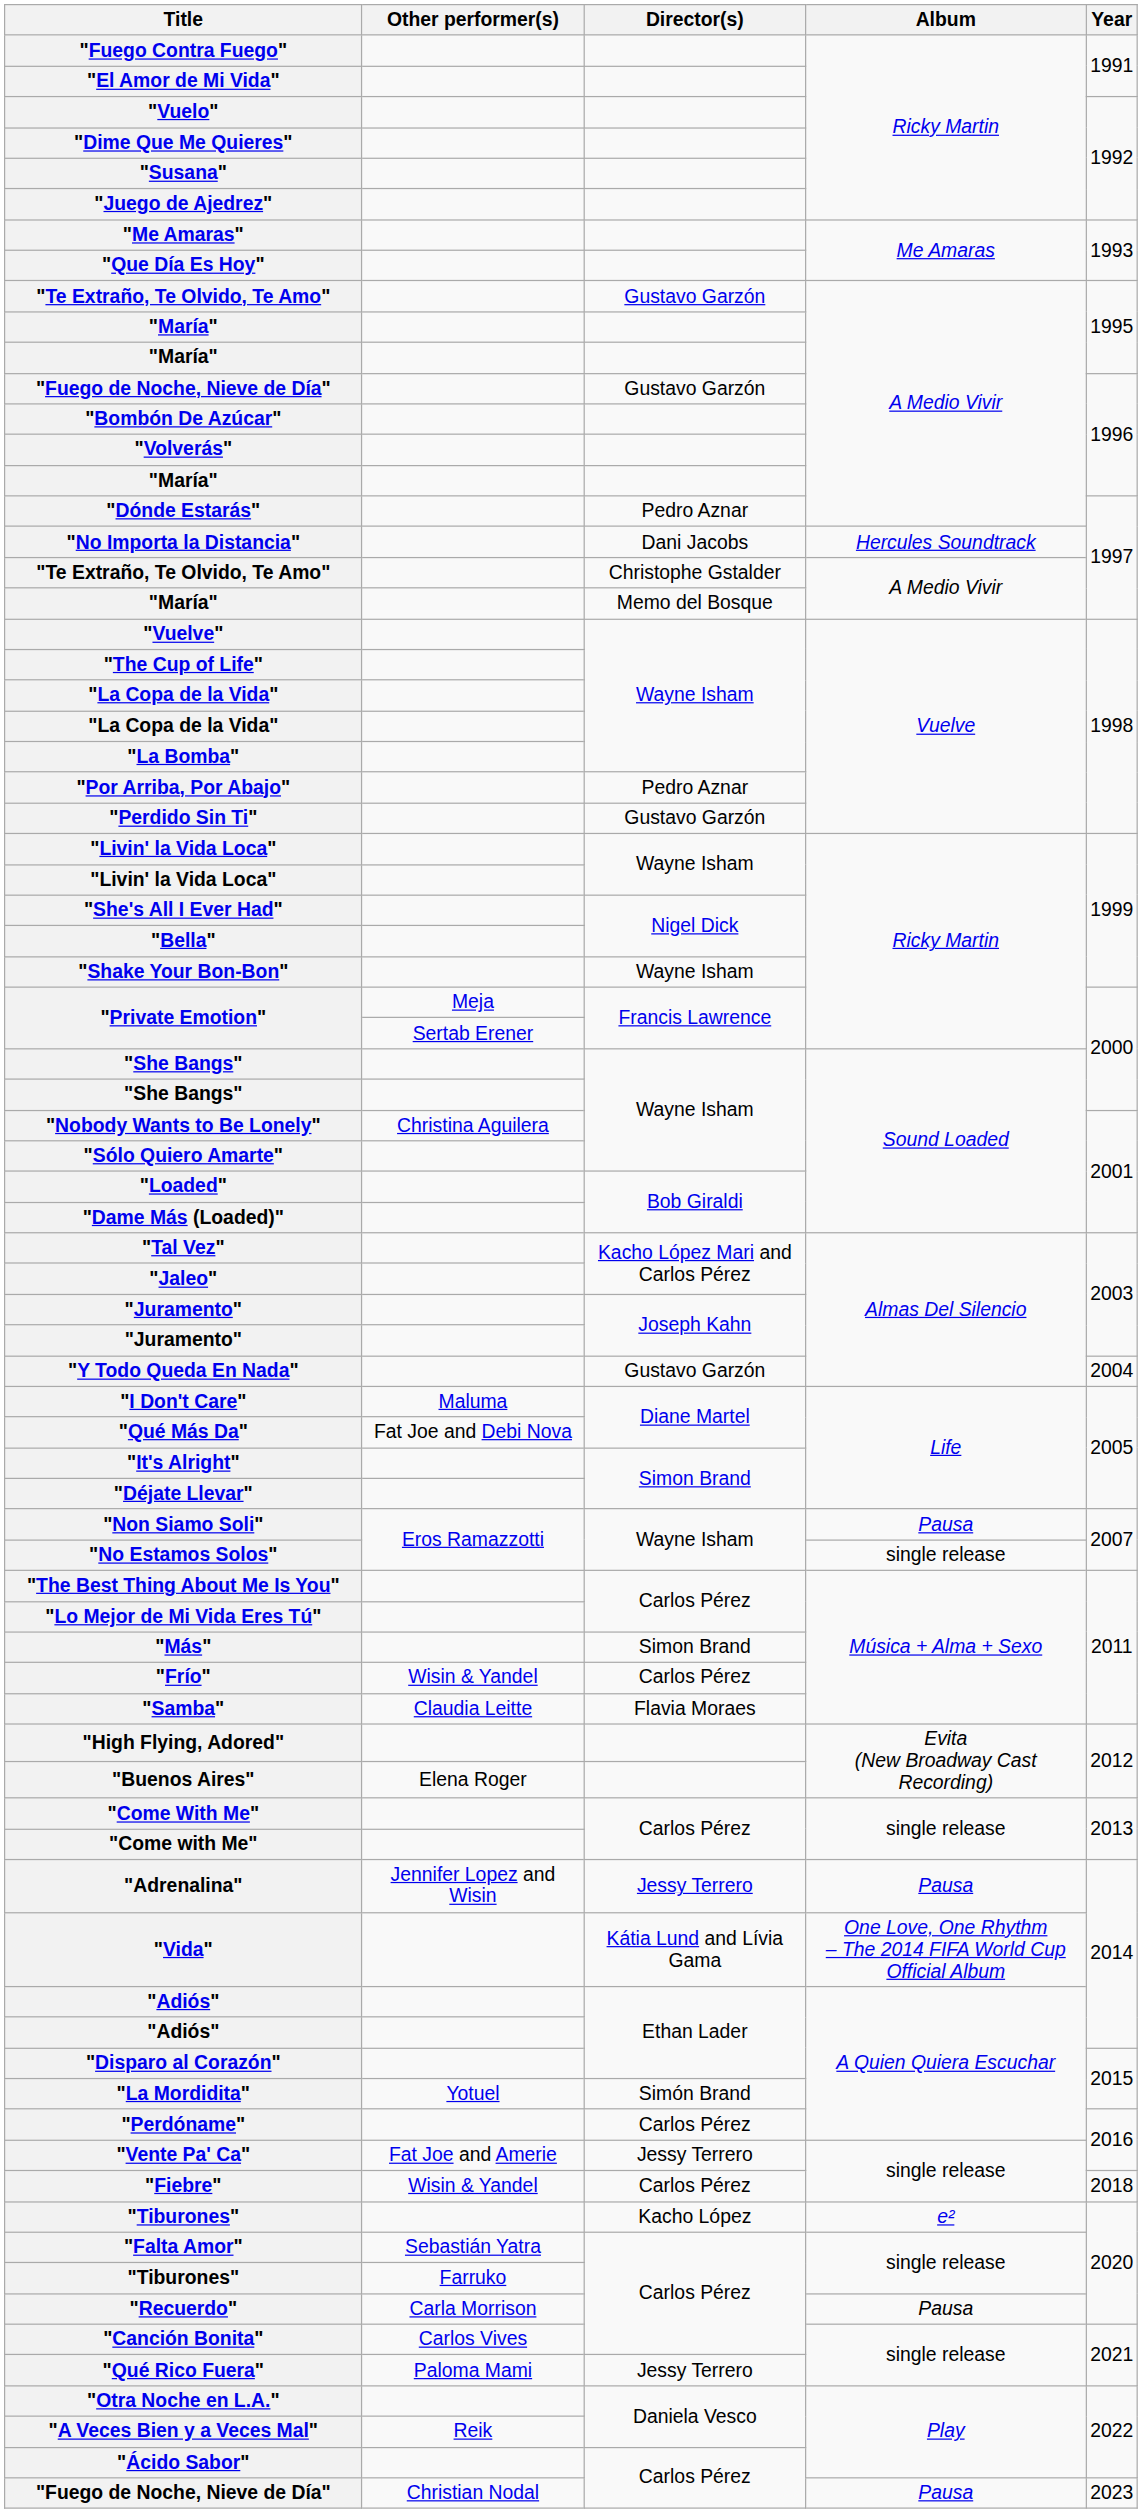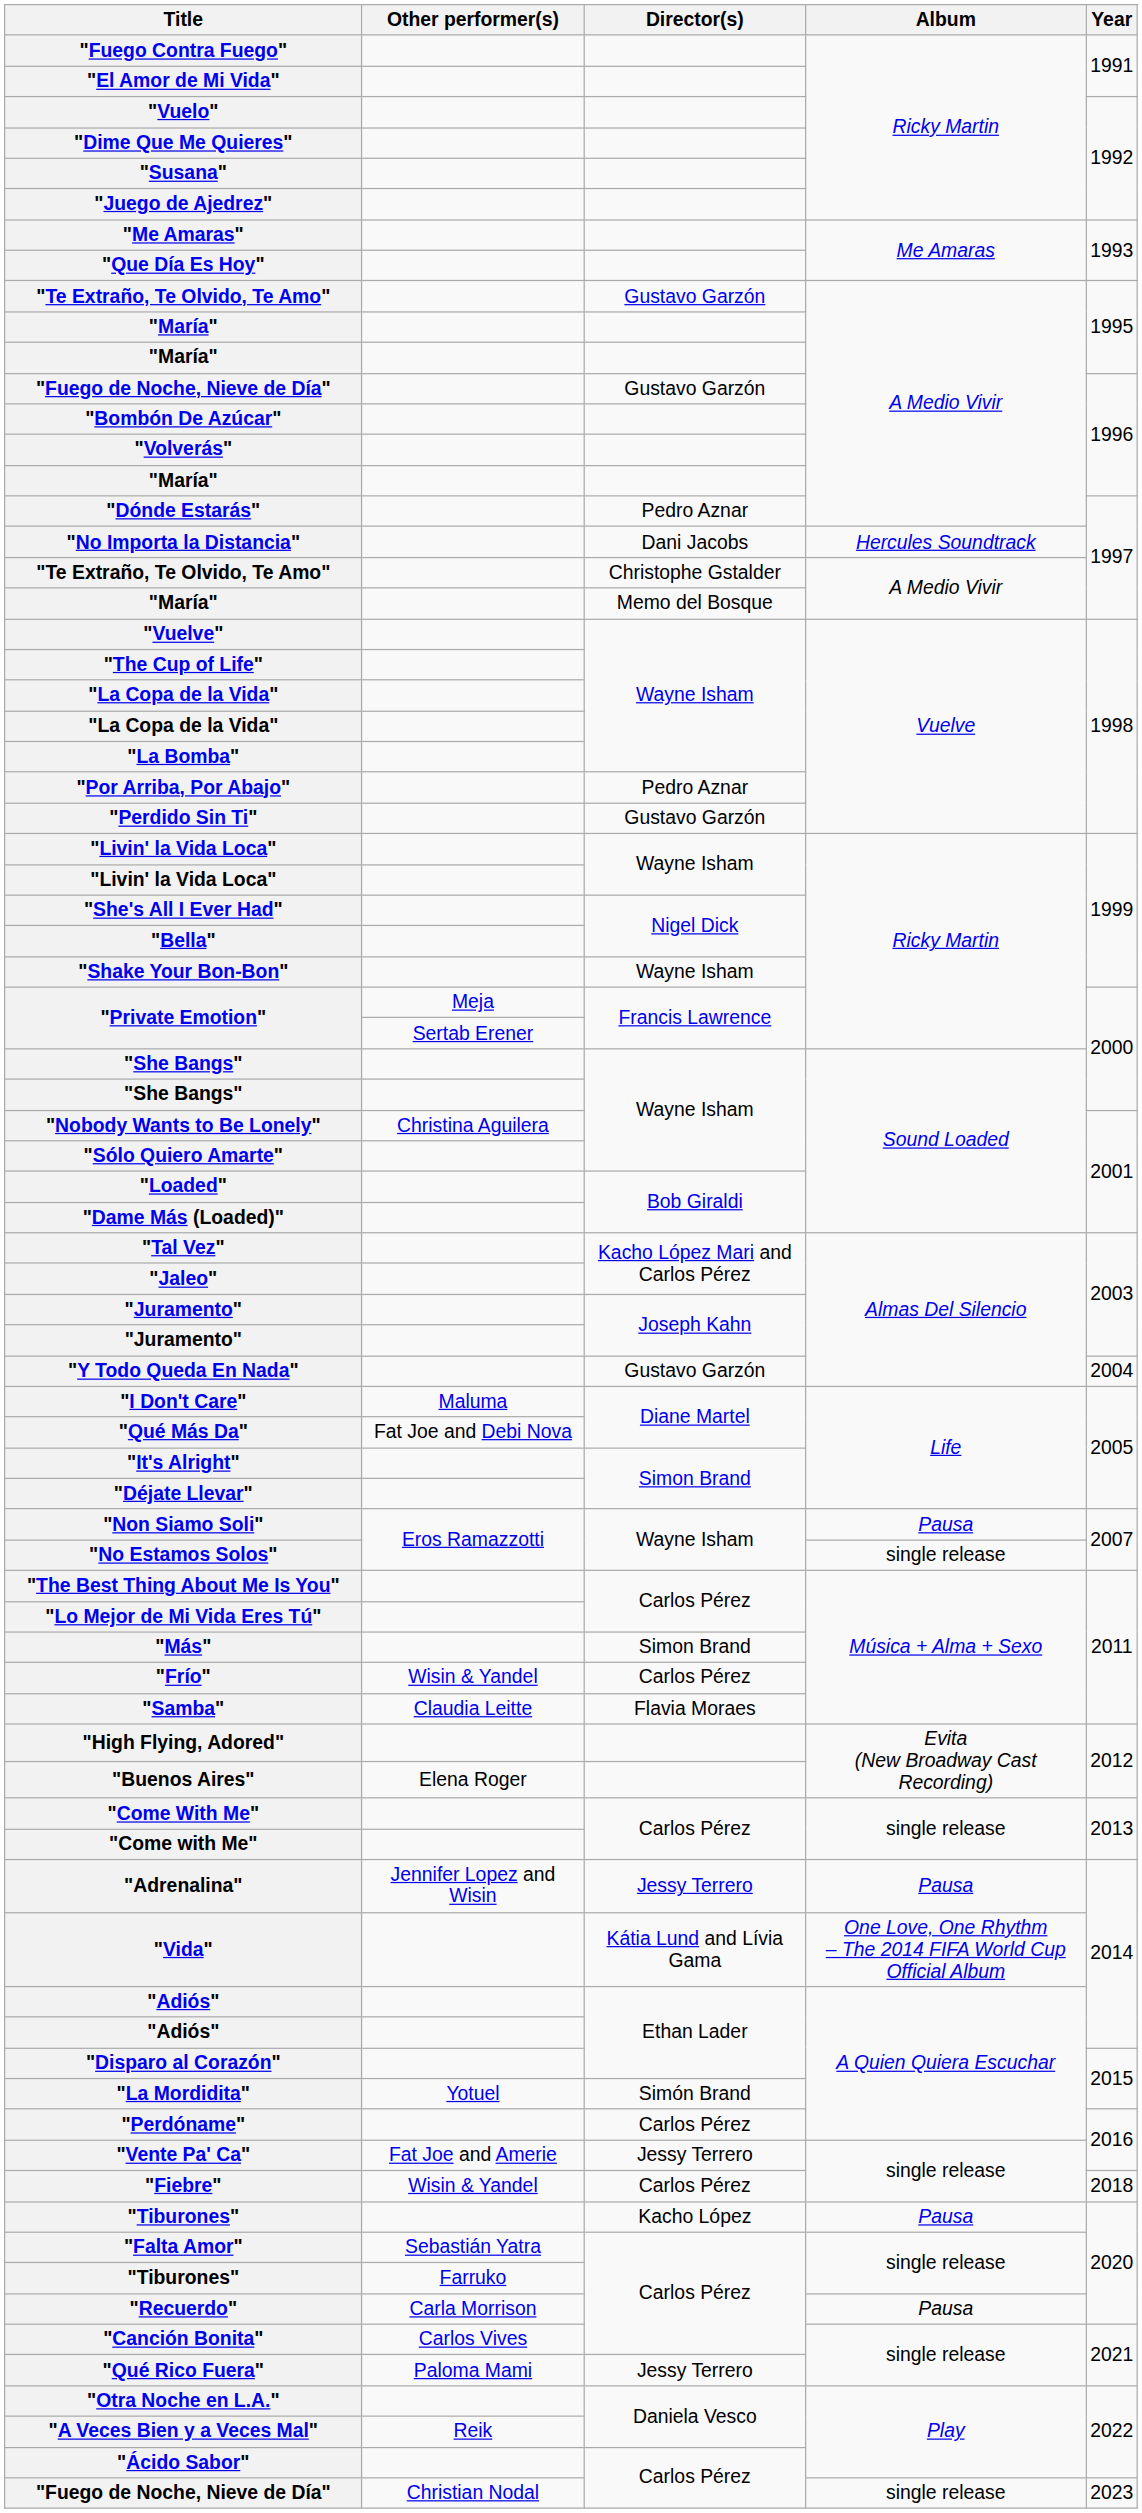(946, 2216) e² -> (946, 2216) Pausa
(946, 2492) Pausa -> (946, 2492) single release
